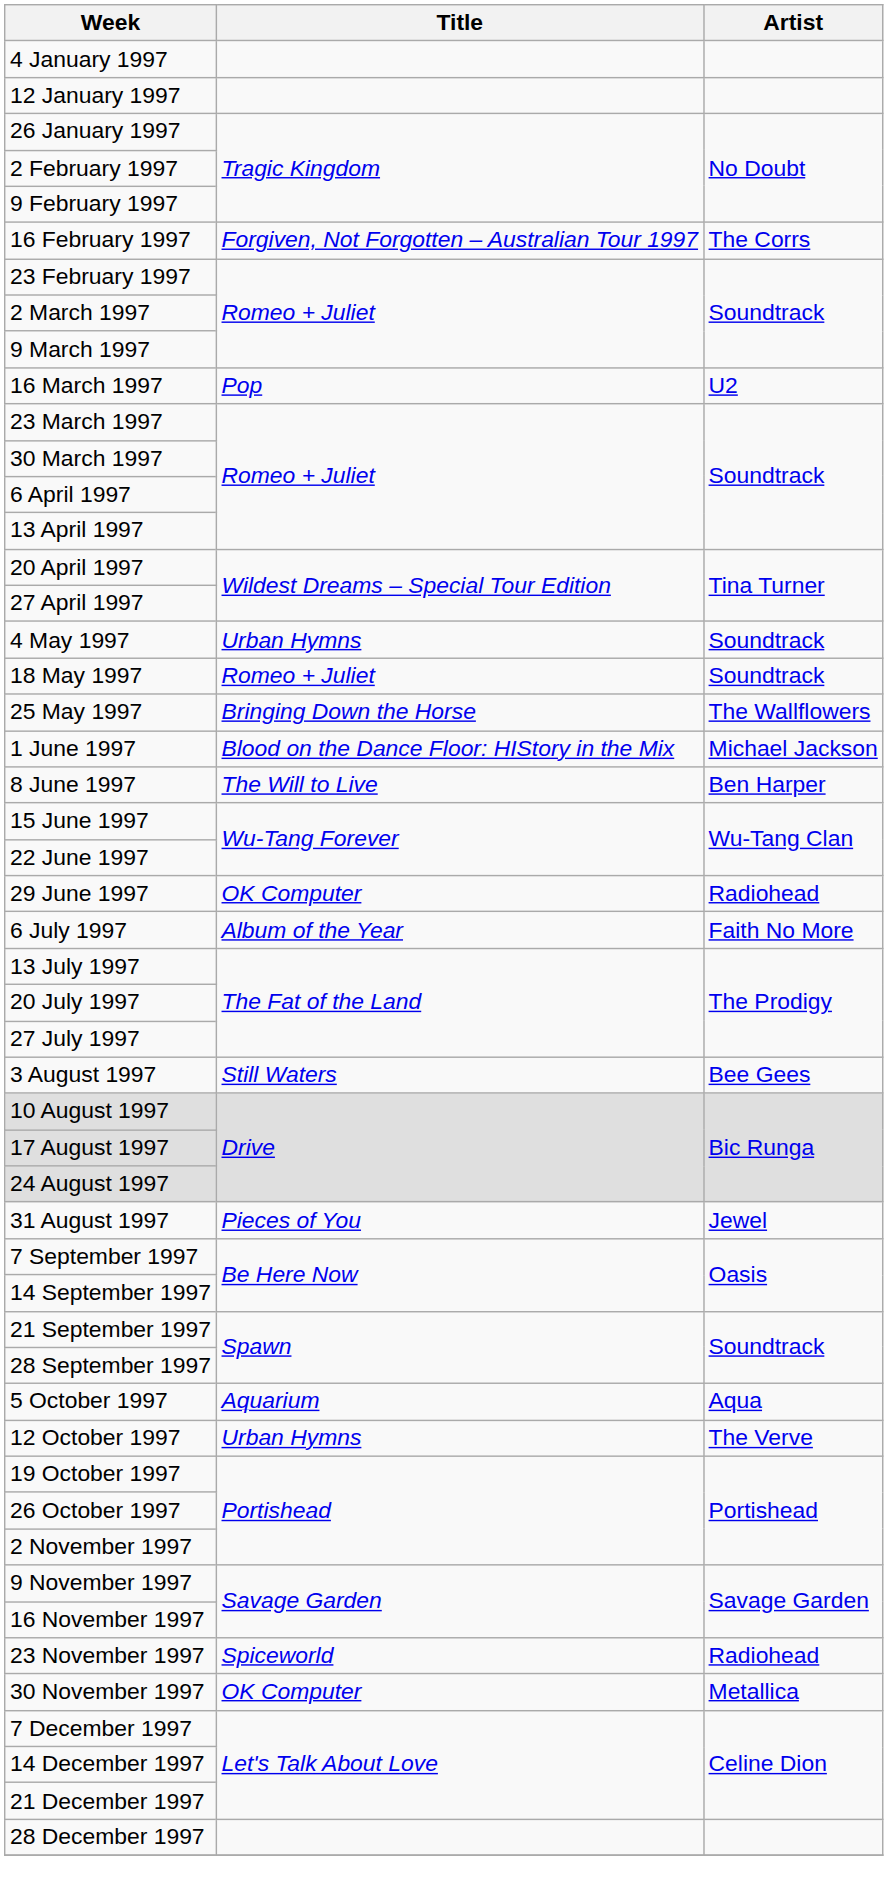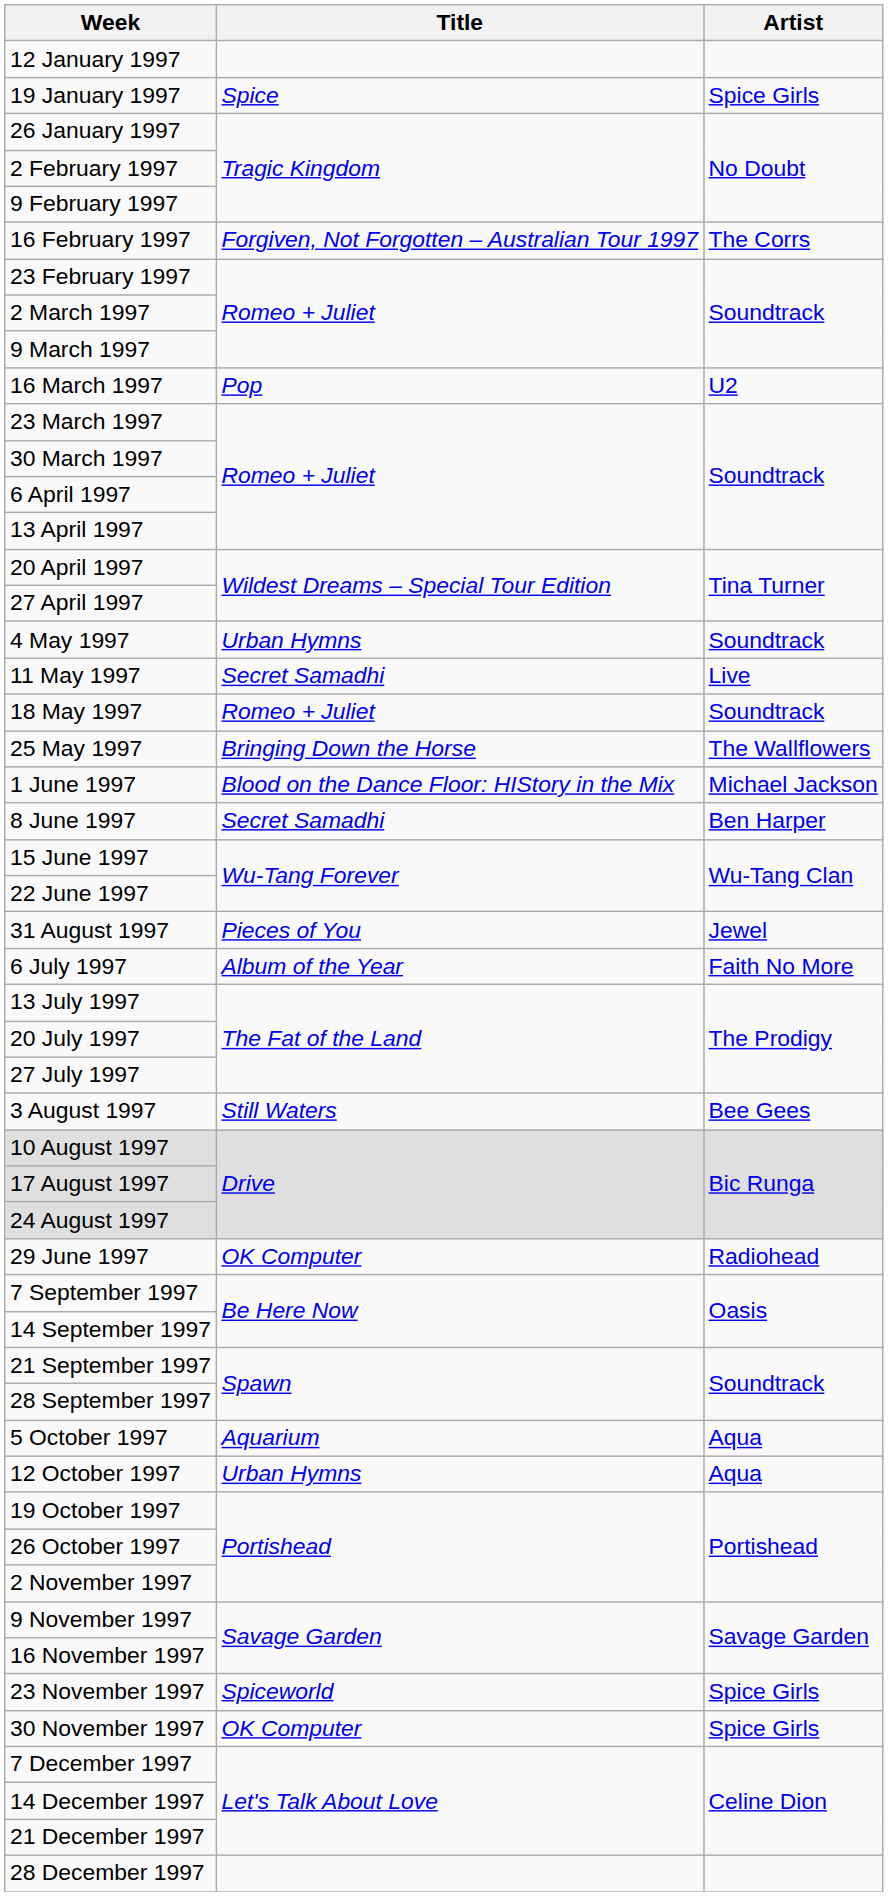- row: (89, 58)
+ row: (95, 95)
+ row: (75, 675)
(300, 784) The Will to Live -> (303, 820) Secret Samadhi
rows swapped: (79, 893) <-> (90, 1220)
(761, 1437) The Verve -> (735, 1474) Aqua
(764, 1655) Radiohead -> (764, 1691) Spice Girls
(754, 1691) Metallica -> (764, 1728) Spice Girls
